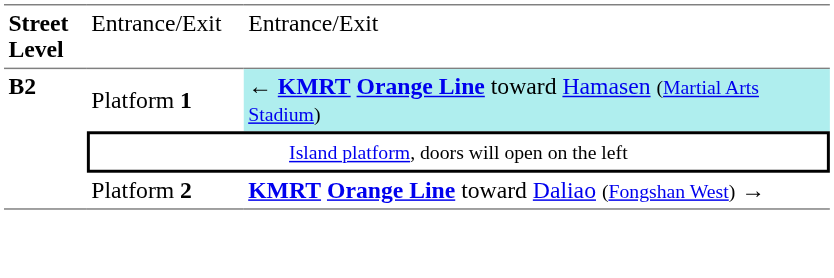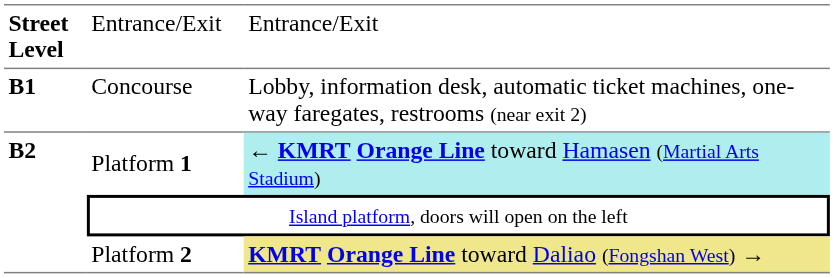+ row: (142, 86)
(507, 190) no background -> (507, 253) khaki background
